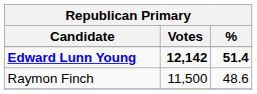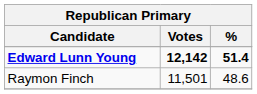(187, 79) 11,500 -> (187, 79) 11,501
